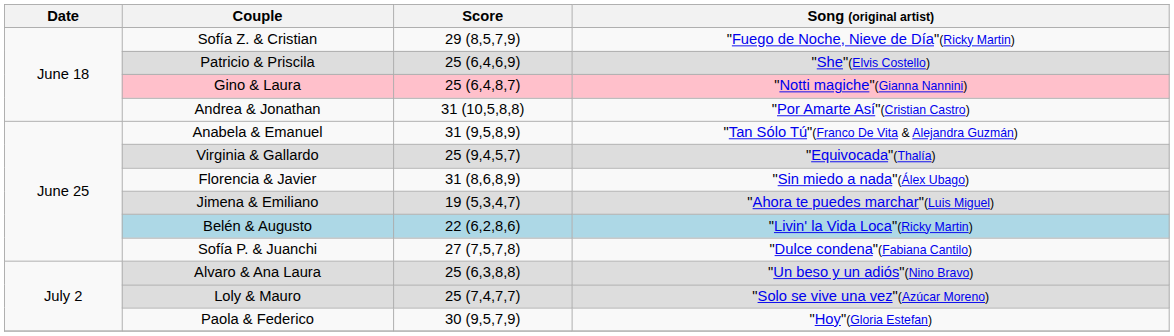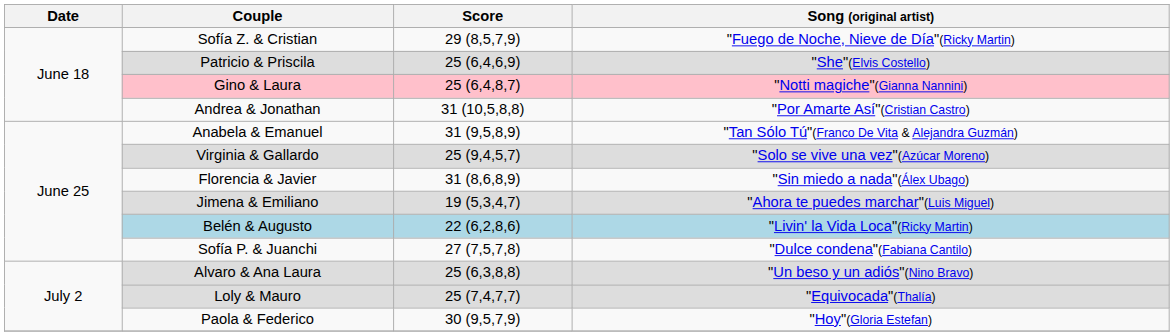(871, 156) "Equivocada"(Thalía) -> (871, 156) "Solo se vive una vez"(Azúcar Moreno)
(871, 296) "Solo se vive una vez"(Azúcar Moreno) -> (871, 296) "Equivocada"(Thalía)
